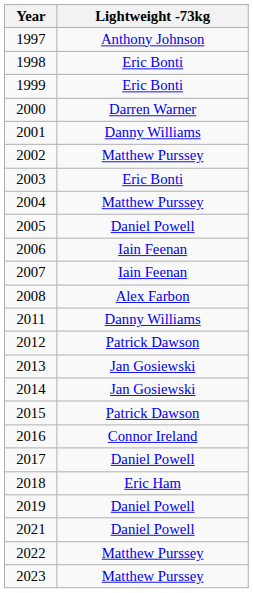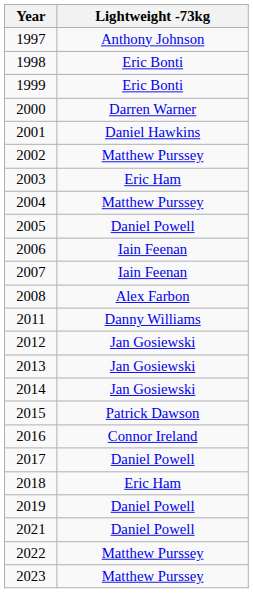(153, 132) Danny Williams -> (153, 132) Daniel Hawkins
(153, 179) Eric Bonti -> (153, 179) Eric Ham
(153, 343) Patrick Dawson -> (153, 343) Jan Gosiewski
